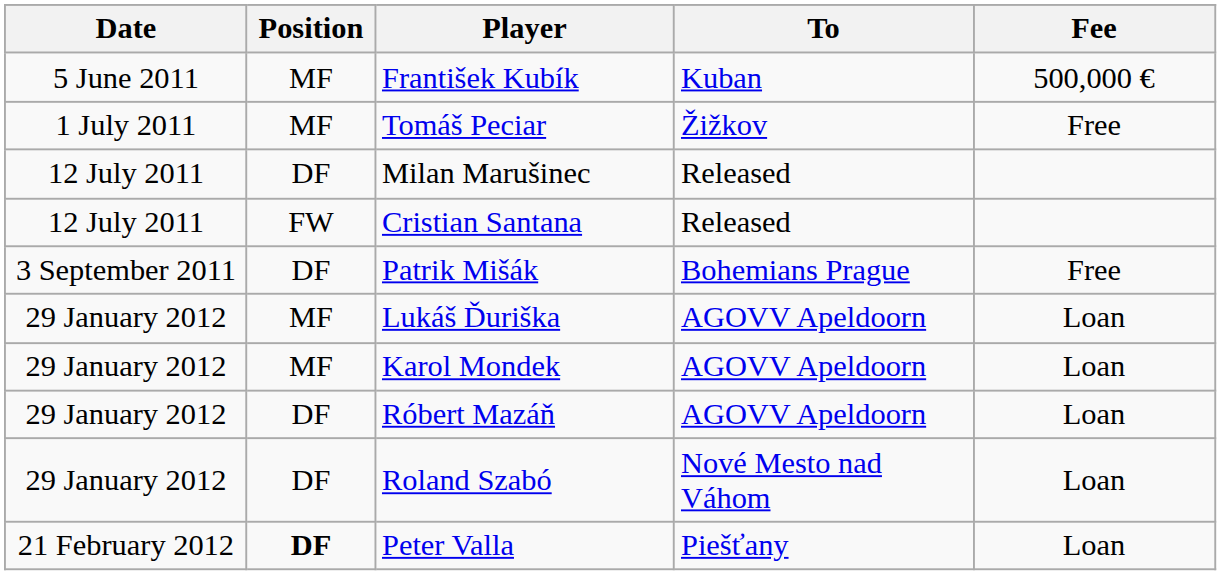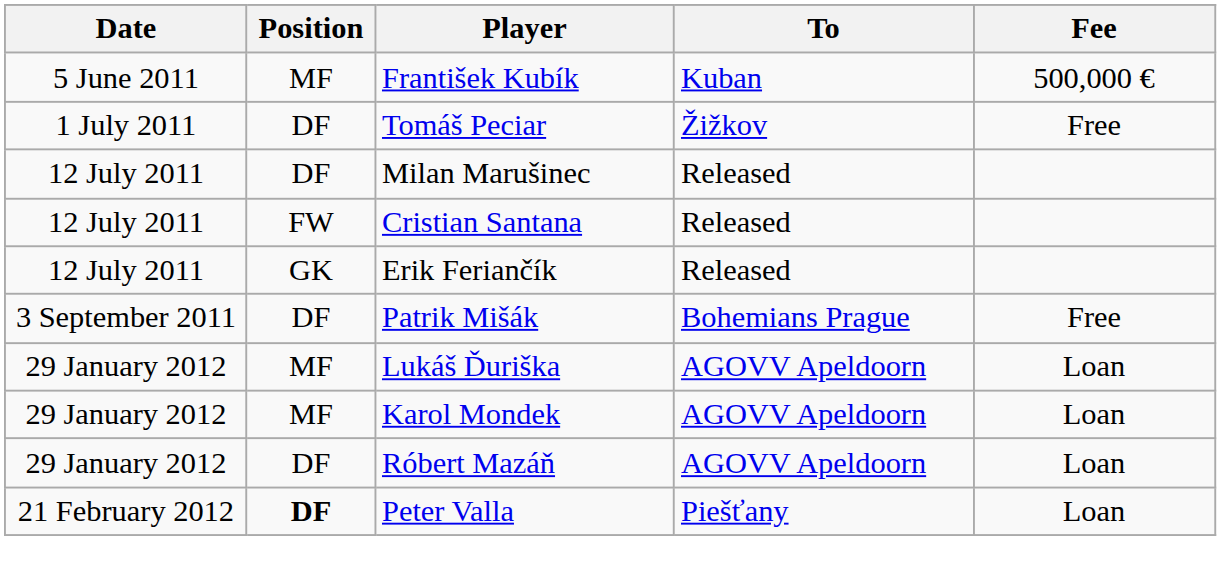(311, 125) MF -> (311, 125) DF
+ row: (469, 269)
- row: (467, 479)
